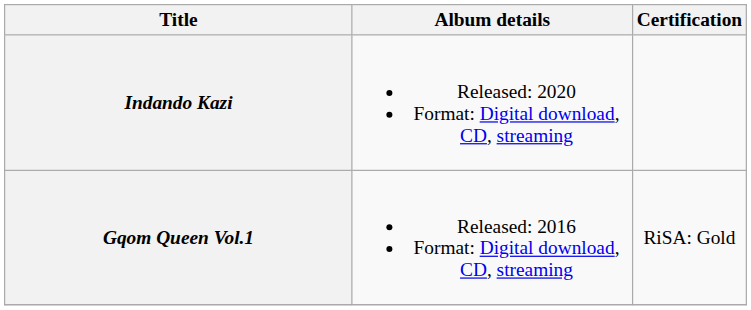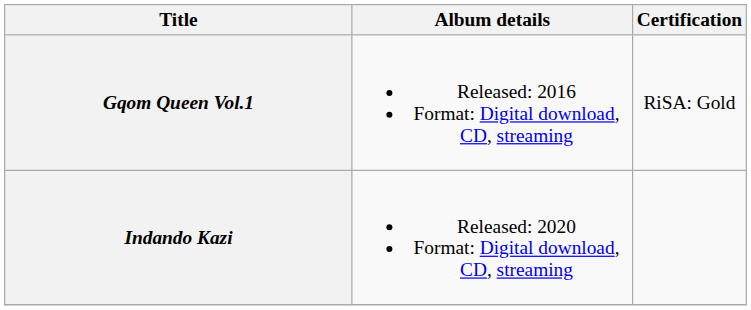rows swapped: (178, 237) <-> (178, 102)
